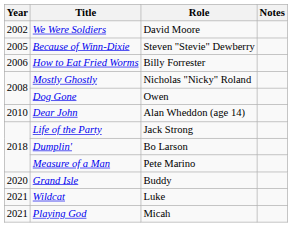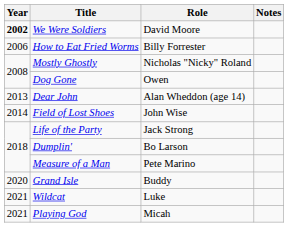(17, 29) normal -> (17, 29) bold
- row: (81, 46)
(17, 113) 2010 -> (17, 96) 2013
+ row: (73, 113)
